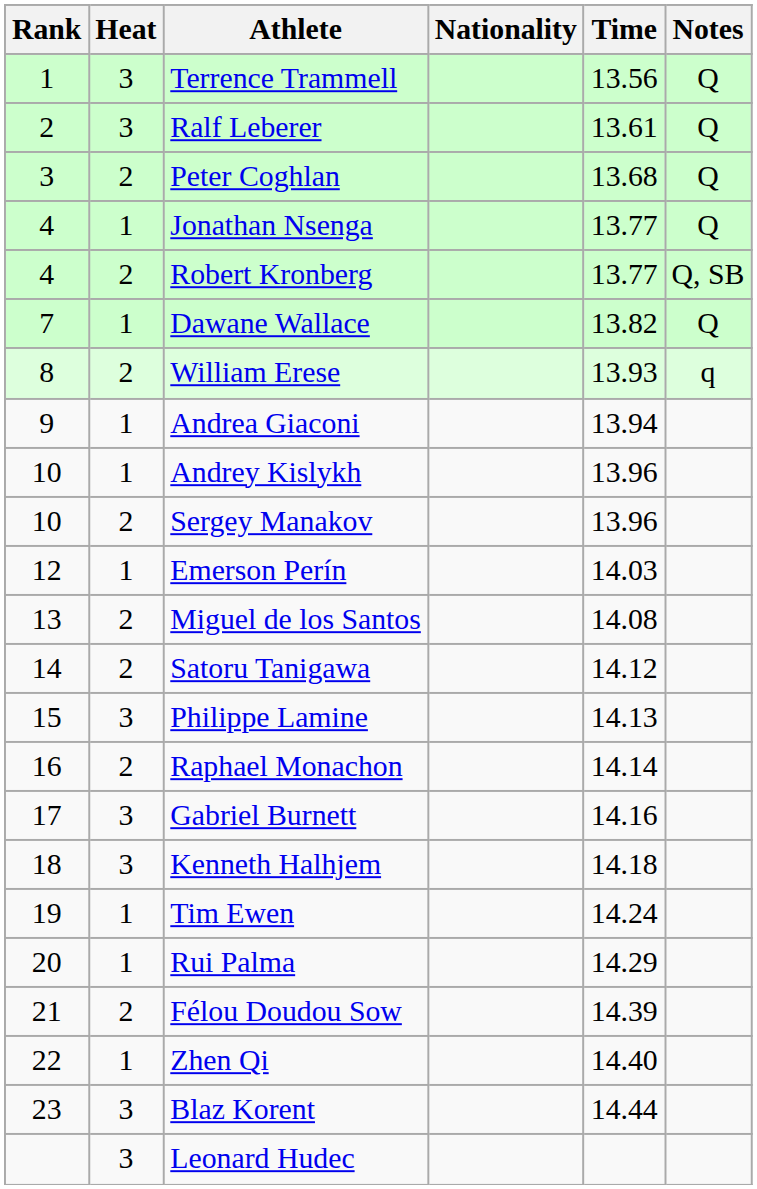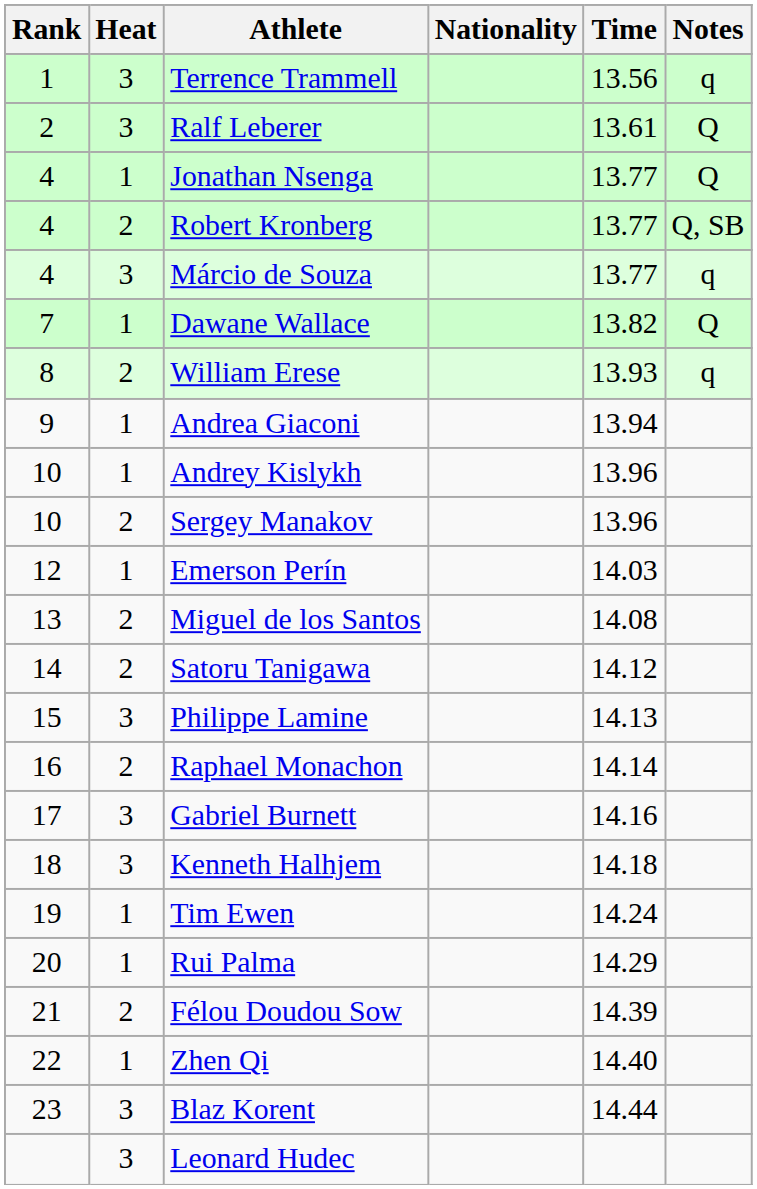(708, 78) Q -> (708, 78) q
- row: (255, 176)
+ row: (271, 274)
